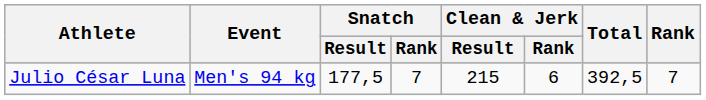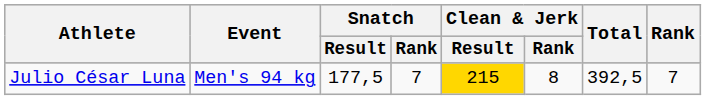(483, 78) no background -> (483, 78) gold background
(553, 78) 6 -> (553, 78) 8
